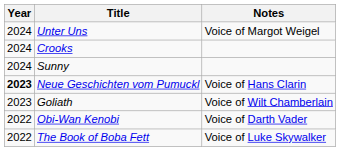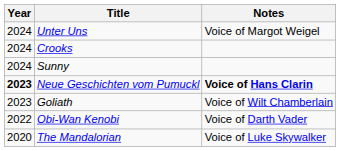(255, 84) normal -> (259, 84) bold
- row: (93, 137)
+ row: (79, 137)
